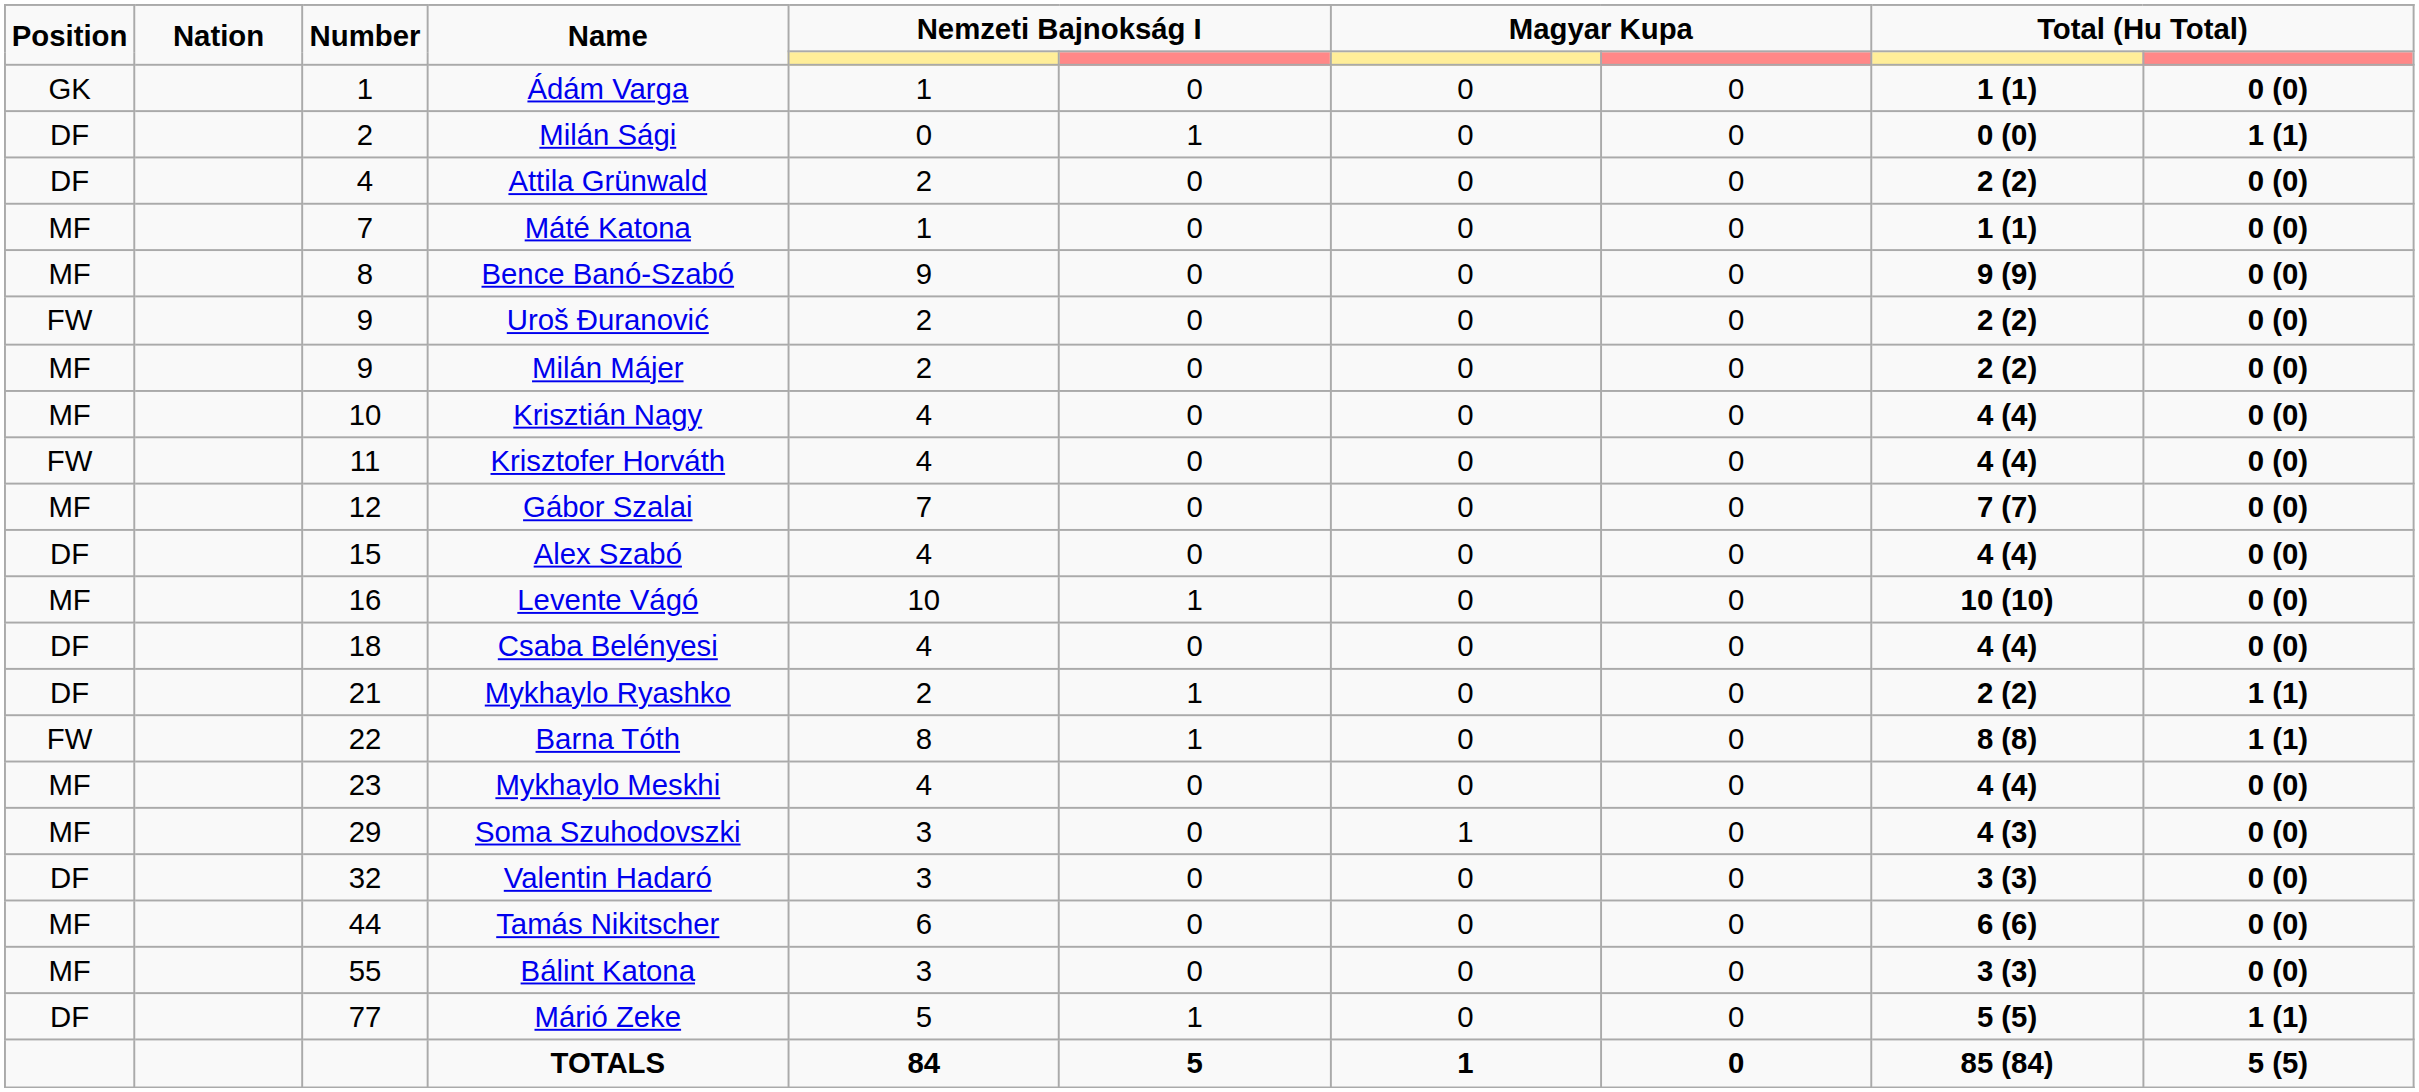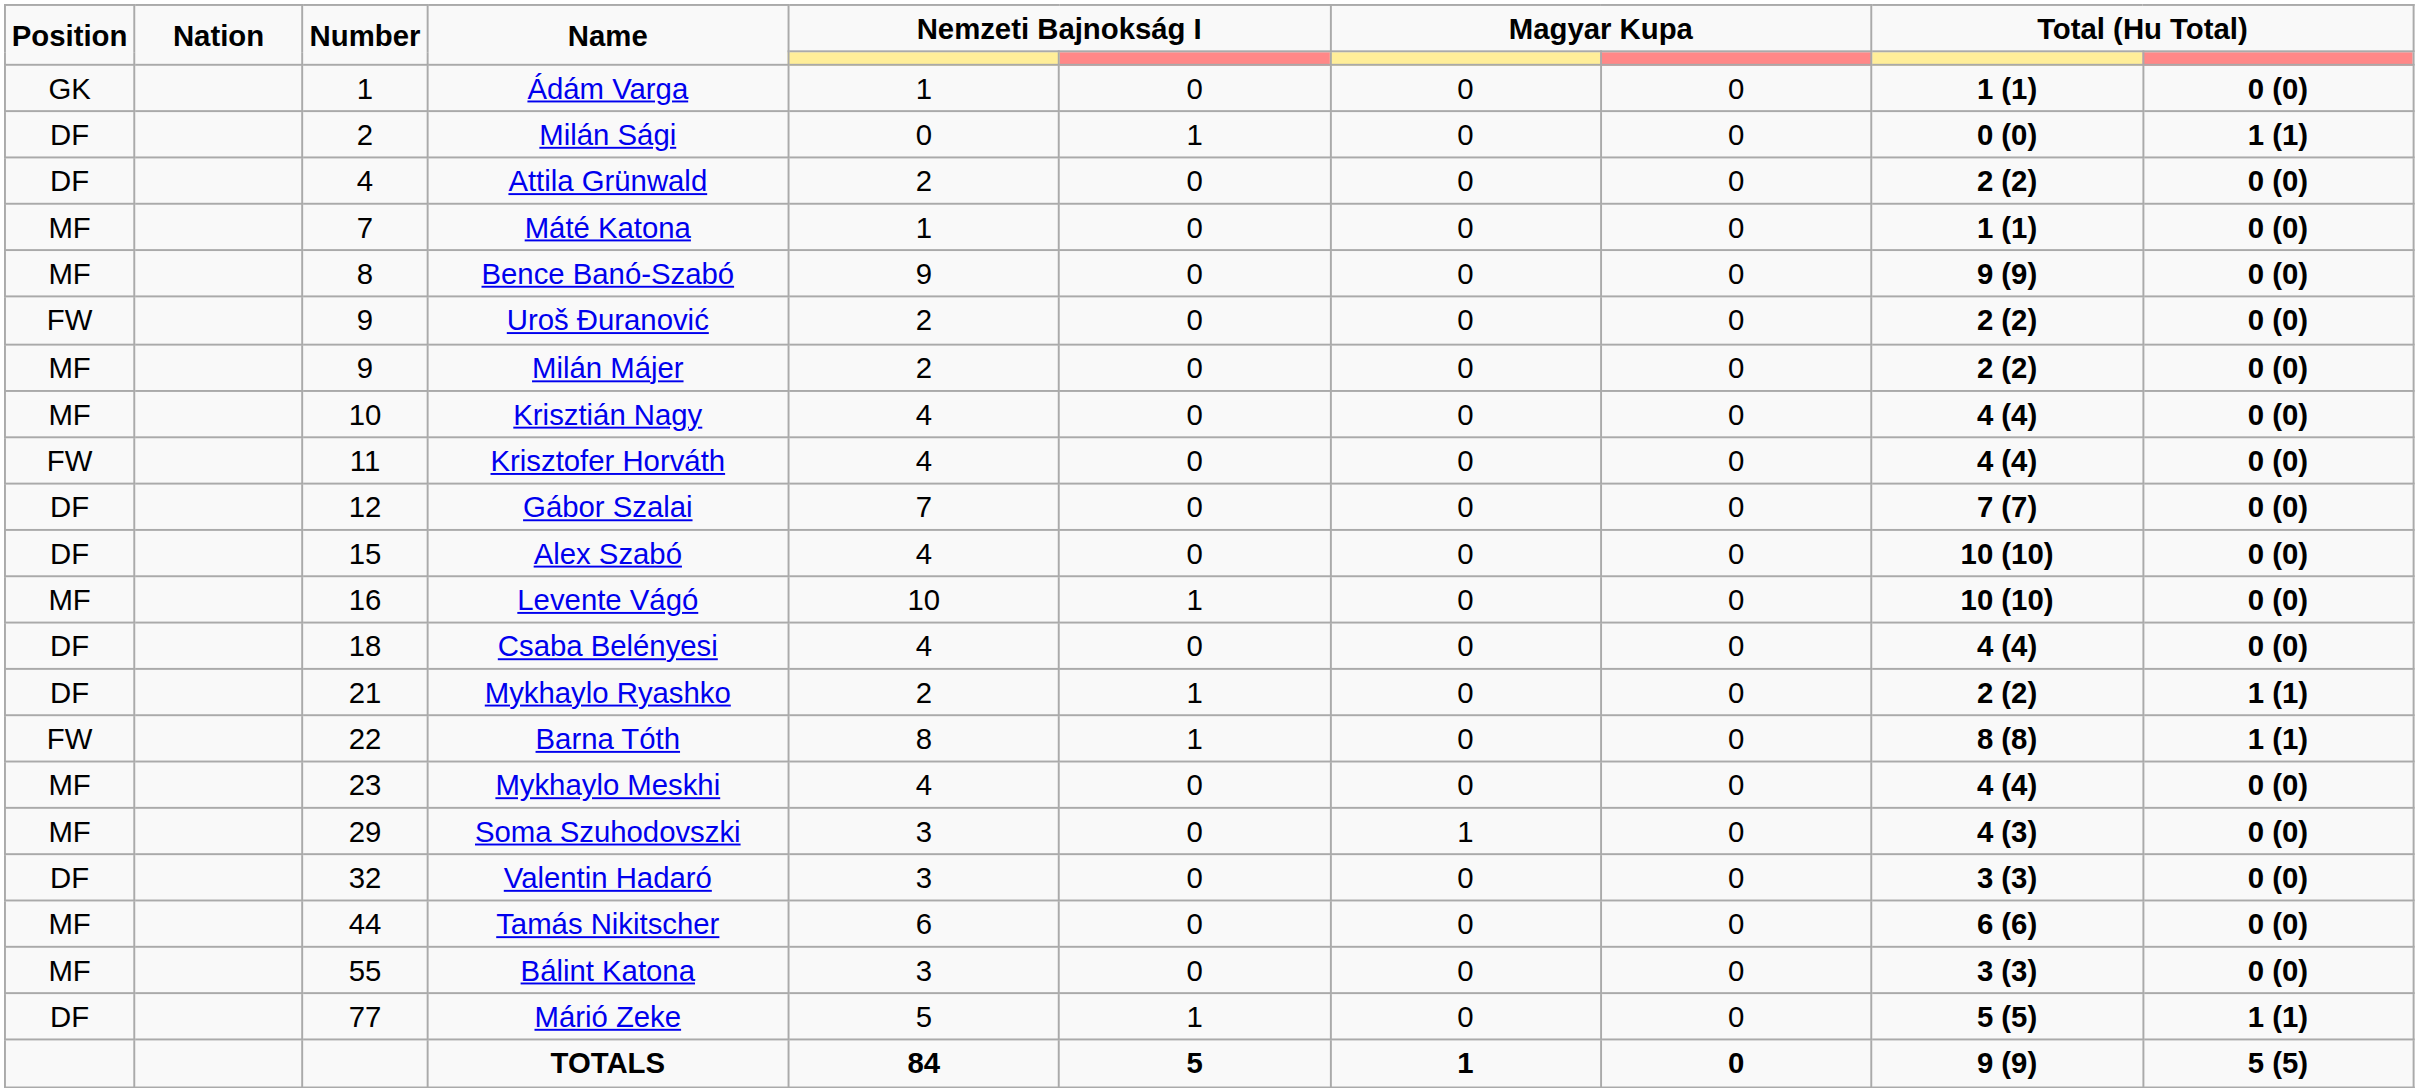(70, 506) MF -> (70, 506) DF
(2007, 553) 4 (4) -> (2007, 553) 10 (10)
(2007, 1064) 85 (84) -> (2007, 1064) 9 (9)
